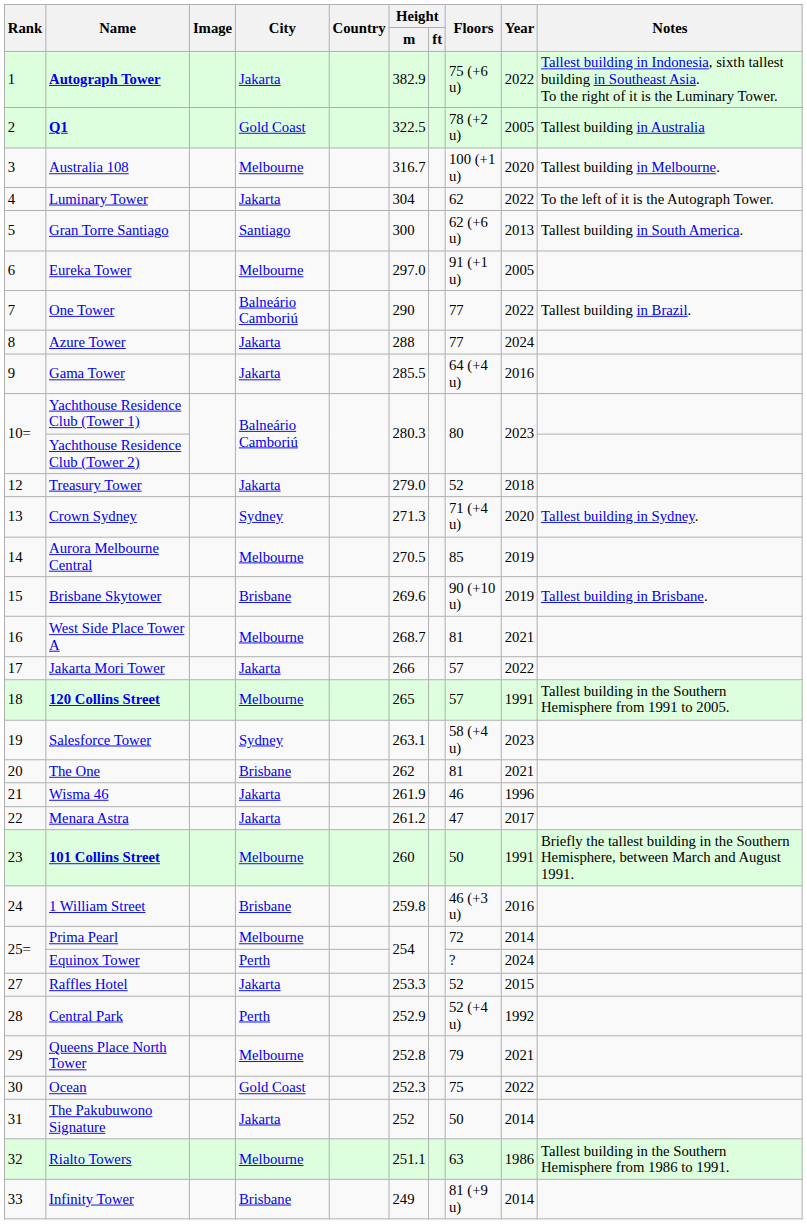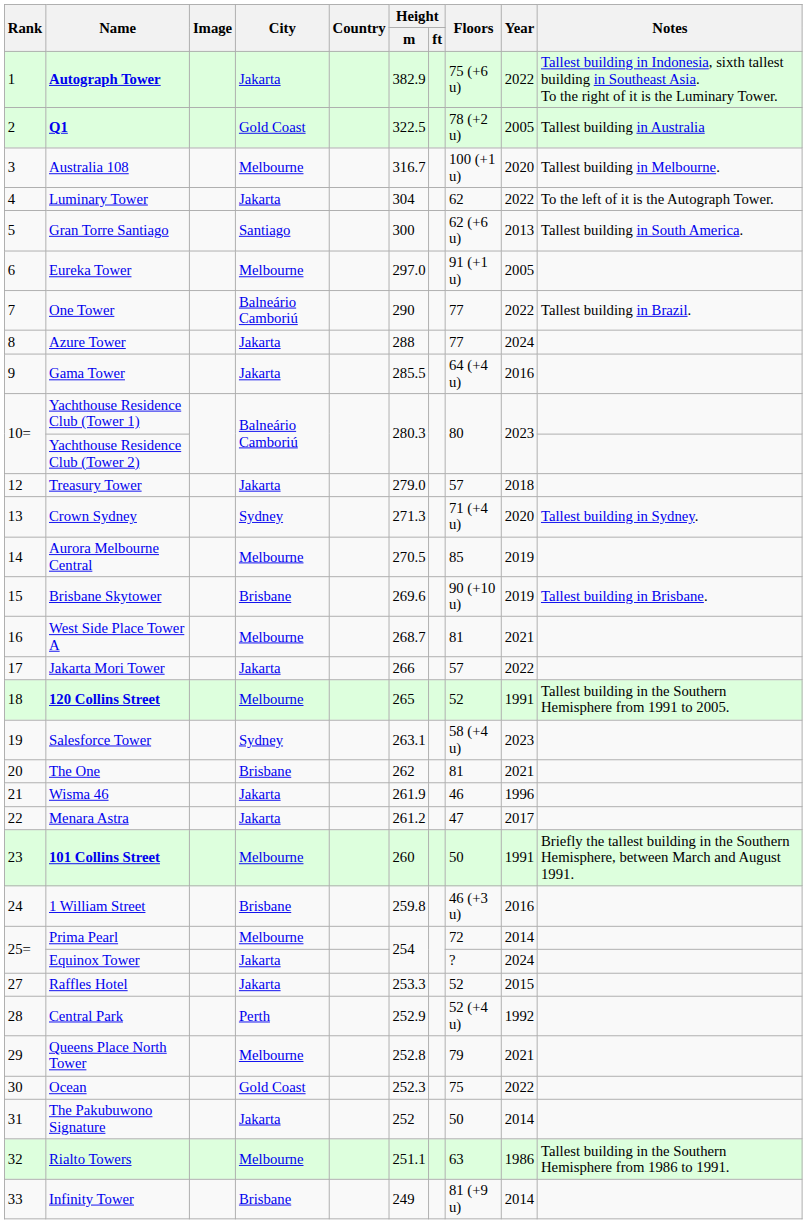(456, 485) 52 -> (456, 485) 57
(456, 699) 57 -> (456, 699) 52
(254, 961) Perth -> (260, 961) Jakarta
